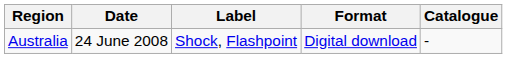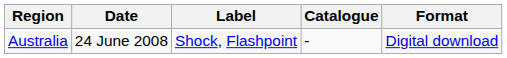columns swapped: (361, 16) <-> (461, 16)
